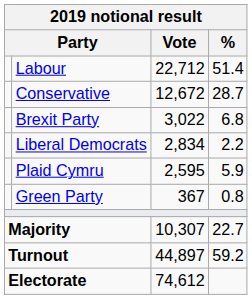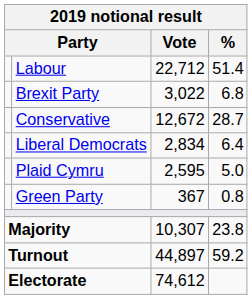rows swapped: (63, 94) <-> (57, 119)
(232, 145) 2.2 -> (232, 145) 6.4
(232, 171) 5.9 -> (232, 171) 5.0
(228, 229) 22.7 -> (228, 229) 23.8
